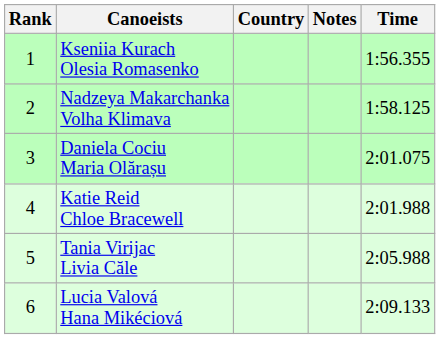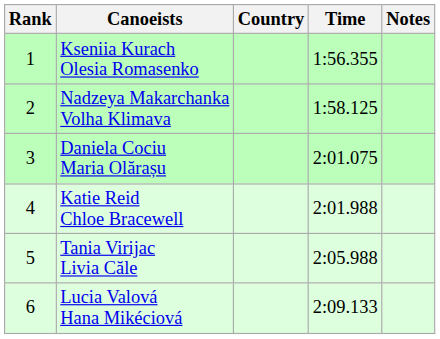columns swapped: (398, 19) <-> (335, 19)
